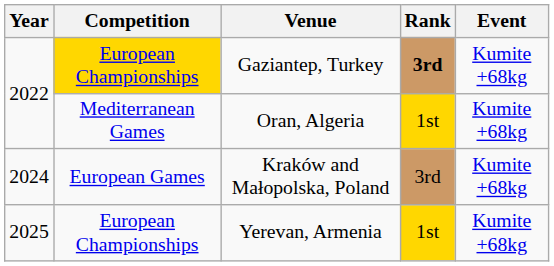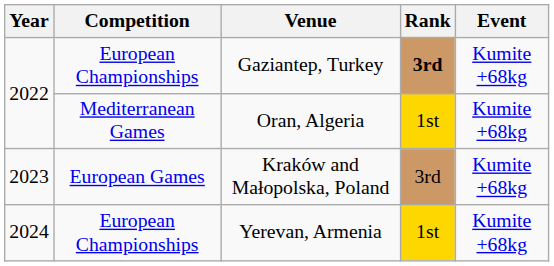(137, 65) gold background -> (137, 65) no background
(29, 176) 2024 -> (29, 176) 2023
(29, 232) 2025 -> (29, 232) 2024
